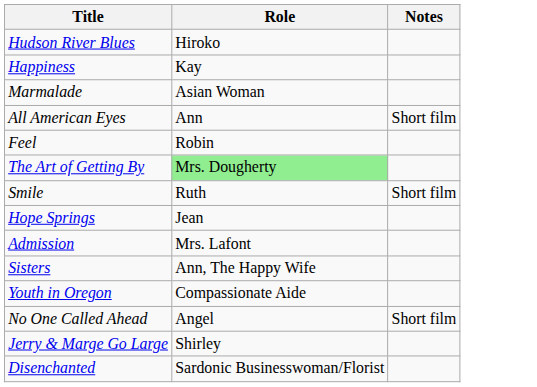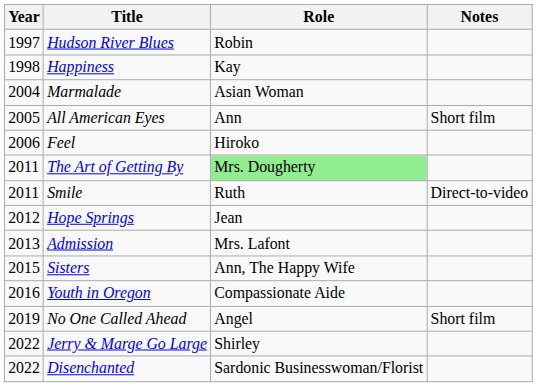+ column: (24, 17)
(198, 42) Hiroko -> (234, 42) Robin
(195, 142) Robin -> (237, 142) Hiroko
(424, 192) Short film -> (479, 192) Direct-to-video
